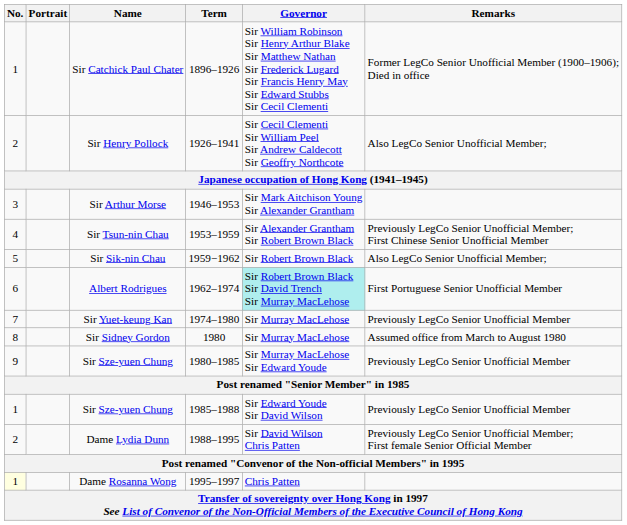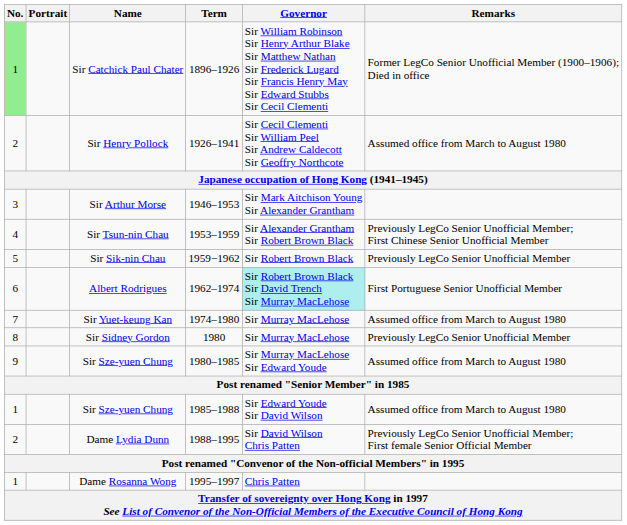(15, 68) no background -> (15, 68) lightgreen background
(457, 143) Also LegCo Senior Unofficial Member; -> (467, 143) Assumed office from March to August 1980
(457, 258) Also LegCo Senior Unofficial Member; -> (469, 258) Previously LegCo Senior Unofficial Member
(469, 319) Previously LegCo Senior Unofficial Member -> (467, 319) Assumed office from March to August 1980
(467, 337) Assumed office from March to August 1980 -> (469, 337) Previously LegCo Senior Unofficial Member
(469, 361) Previously LegCo Senior Unofficial Member -> (467, 361) Assumed office from March to August 1980
(469, 409) Previously LegCo Senior Unofficial Member -> (467, 409) Assumed office from March to August 1980
(15, 481) lightyellow background -> (15, 481) no background
